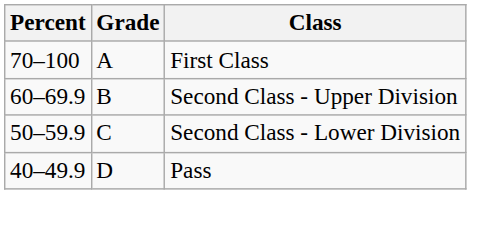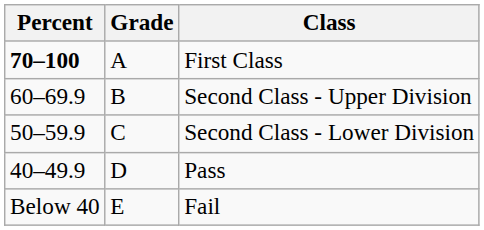(45, 59) normal -> (45, 59) bold
+ row: (202, 206)
